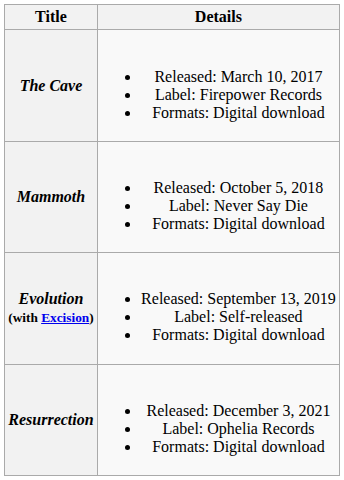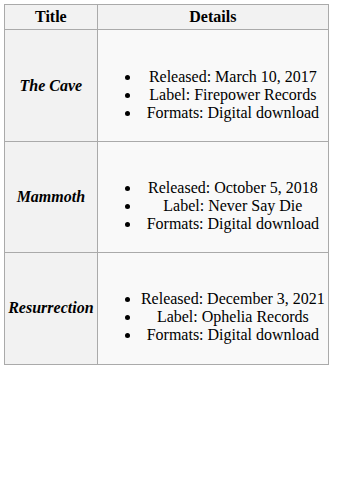- row: (51, 308)
